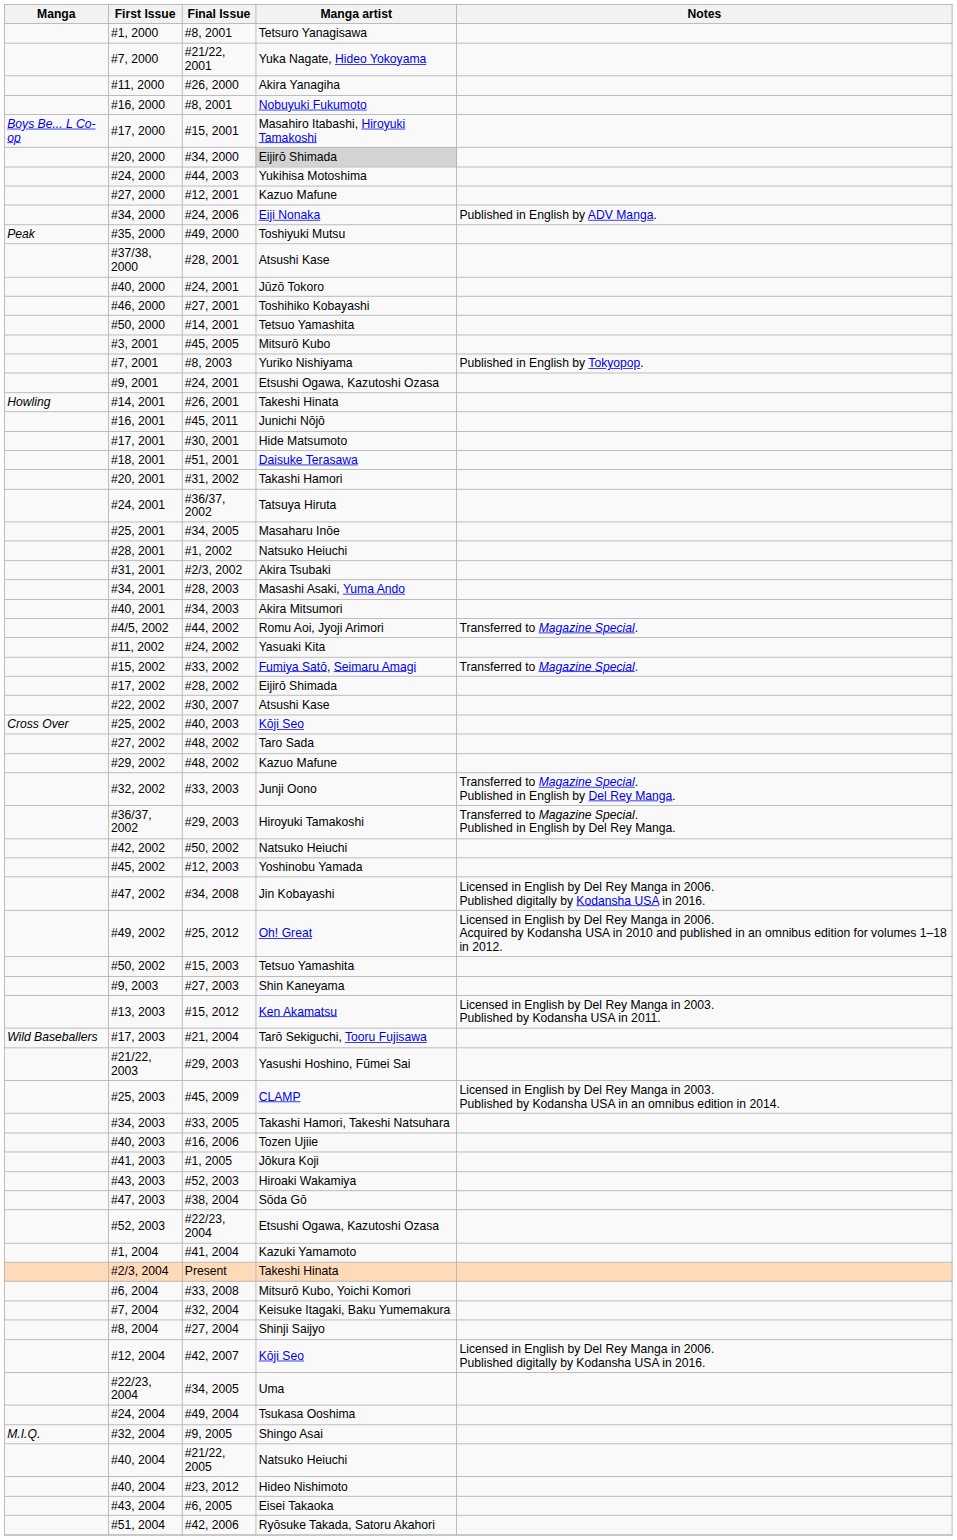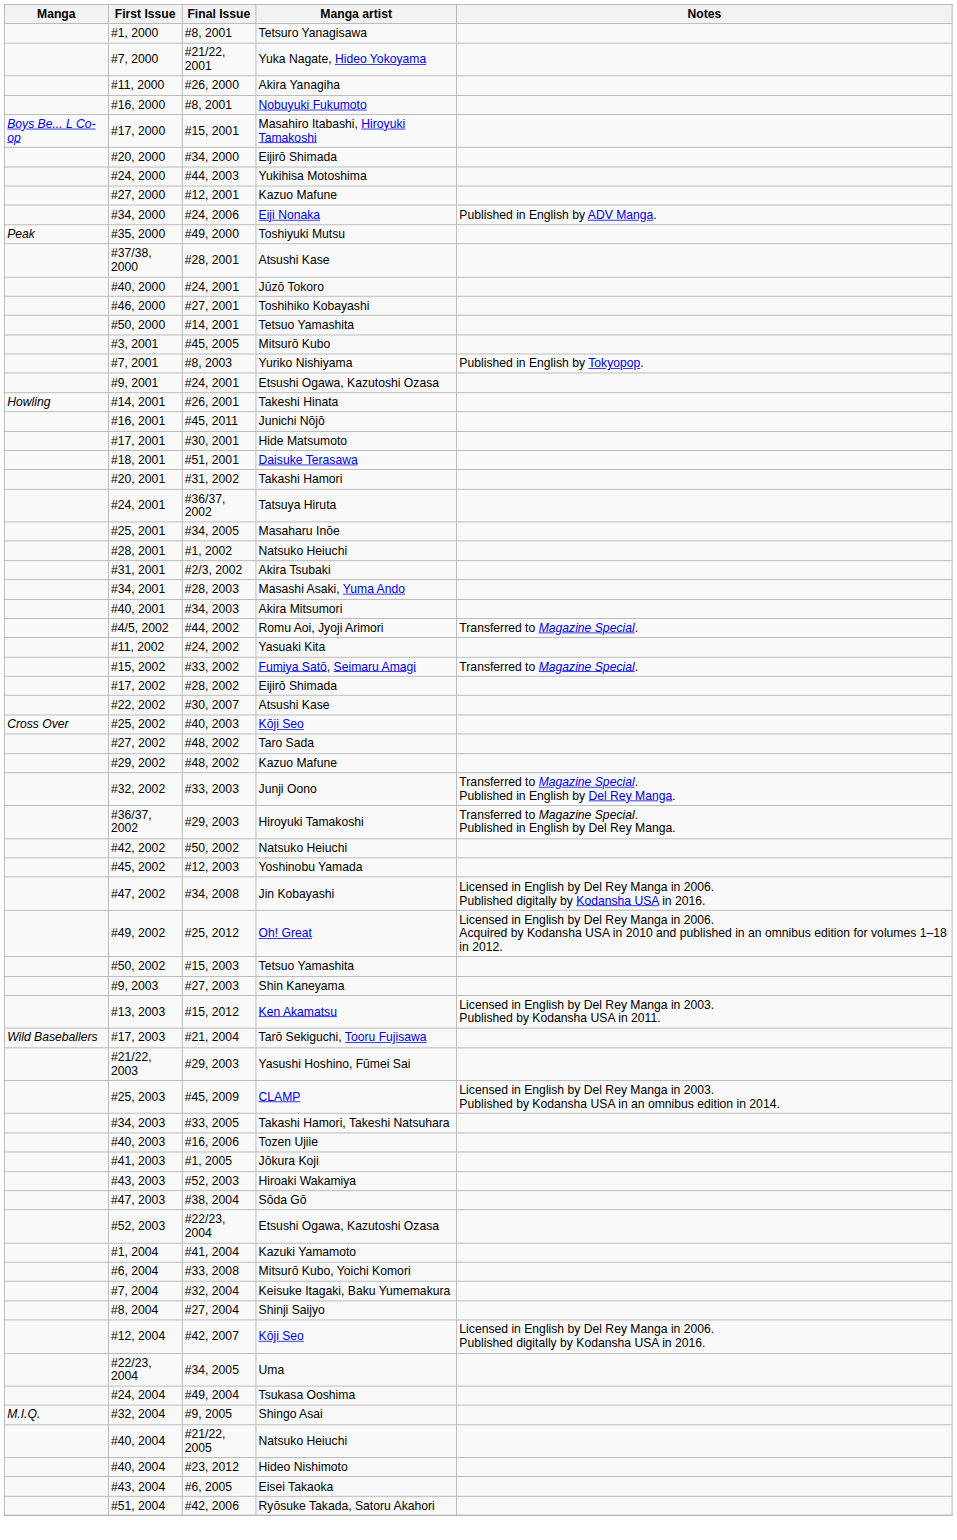(298, 157) lightgrey background -> (298, 157) no background
- row: (140, 1271)
